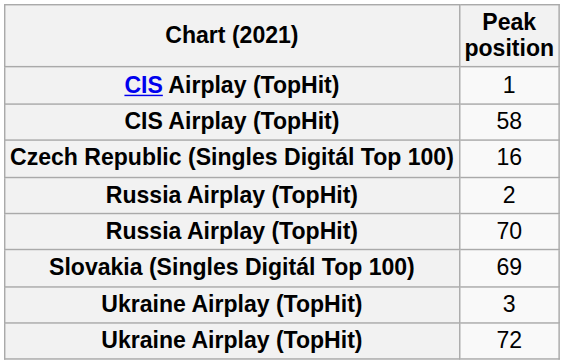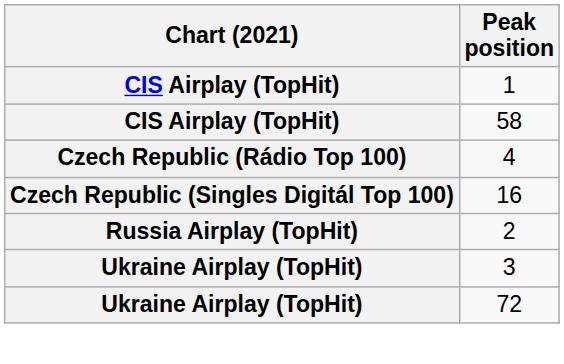+ row: (509, 158)
- row: (509, 231)
- row: (509, 267)
